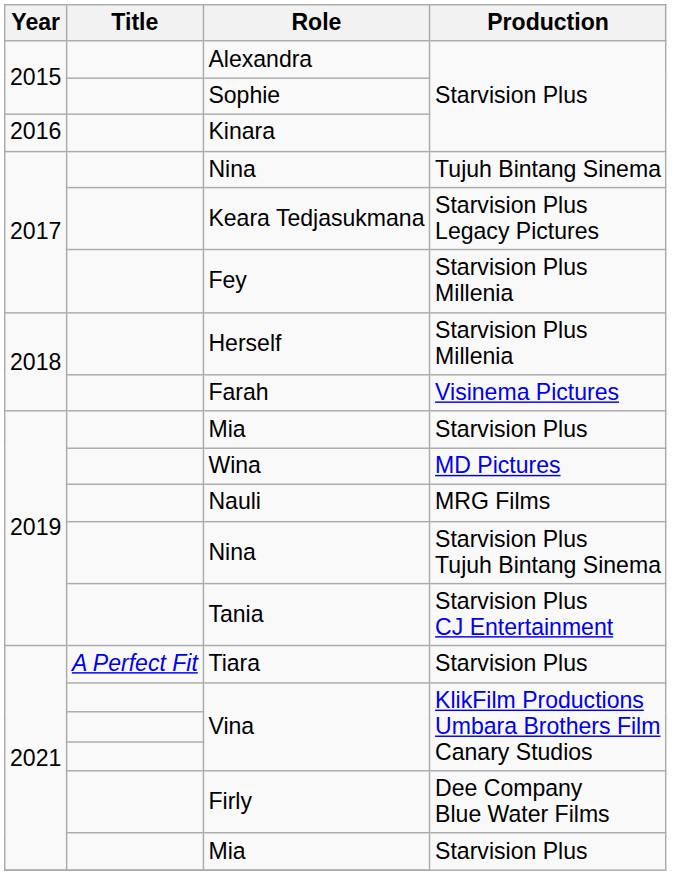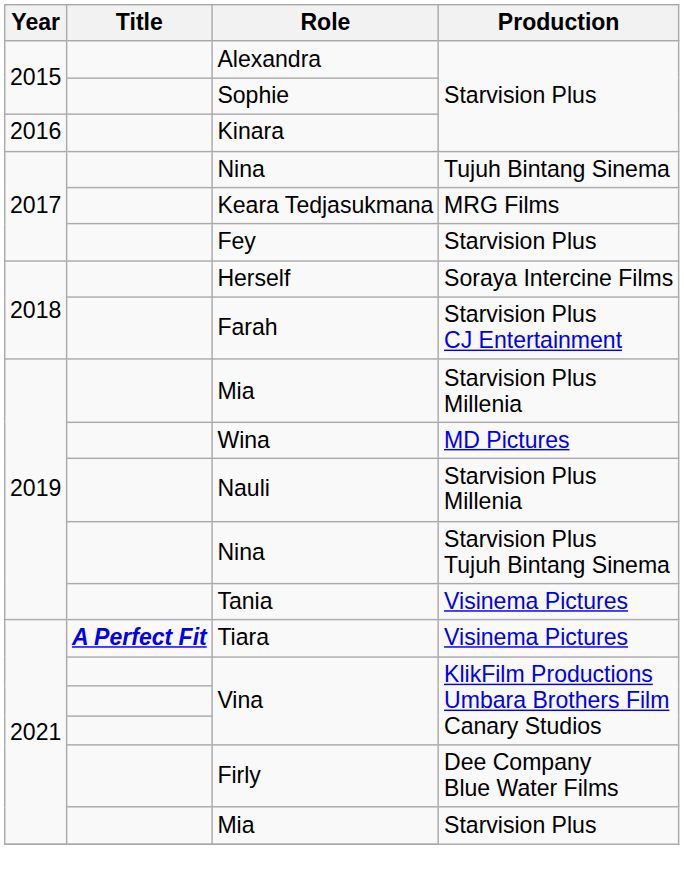(517, 218) Starvision Plus Legacy Pictures -> (502, 205) MRG Films
(511, 280) Starvision Plus Millenia -> (520, 242) Starvision Plus
(511, 343) Starvision Plus Millenia -> (559, 278) Soraya Intercine Films
(527, 392) Visinema Pictures -> (533, 328) Starvision Plus CJ Entertainment
(511, 429) Starvision Plus -> (520, 390) Starvision Plus Millenia
(493, 502) MRG Films -> (520, 489) Starvision Plus Millenia
(524, 614) Starvision Plus CJ Entertainment -> (536, 601) Visinema Pictures
(135, 663) normal -> (139, 638) bold
(511, 663) Starvision Plus -> (536, 638) Visinema Pictures
